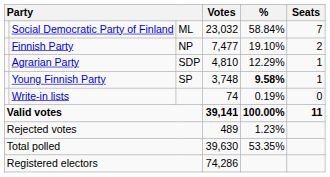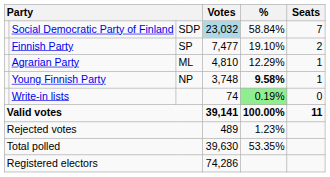(186, 29) ML -> (189, 29) SDP
(222, 29) no background -> (222, 29) lightblue background
(186, 46) NP -> (186, 46) SP
(189, 63) SDP -> (186, 63) ML
(186, 79) SP -> (186, 79) NP
(270, 96) no background -> (270, 96) lightgreen background
